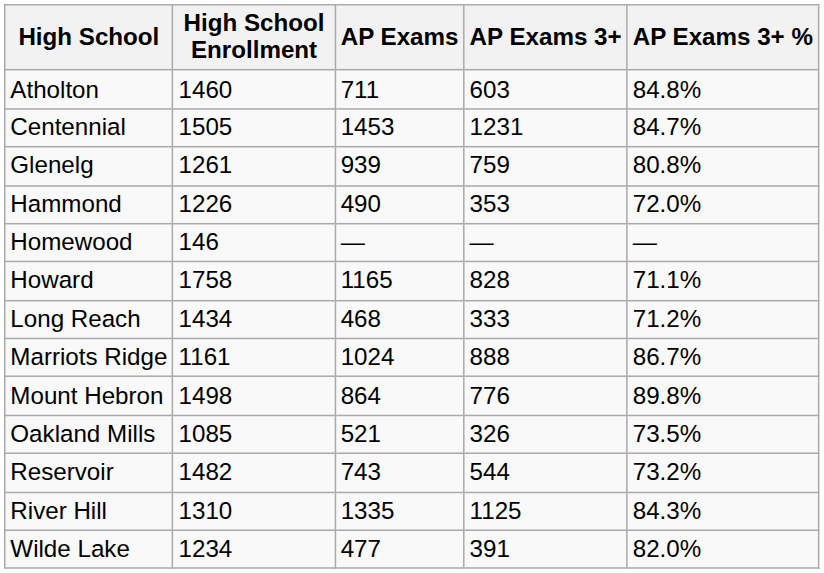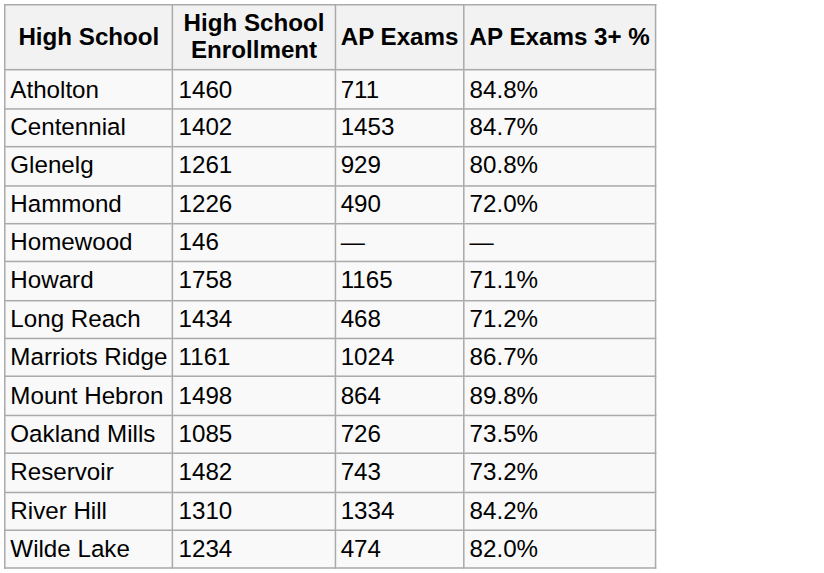- column: (546, 37)
(205, 127) 1505 -> (205, 127) 1402
(361, 165) 939 -> (361, 165) 929
(361, 434) 521 -> (361, 434) 726
(368, 510) 1335 -> (368, 510) 1334
(667, 510) 84.3% -> (504, 510) 84.2%
(361, 548) 477 -> (361, 548) 474
